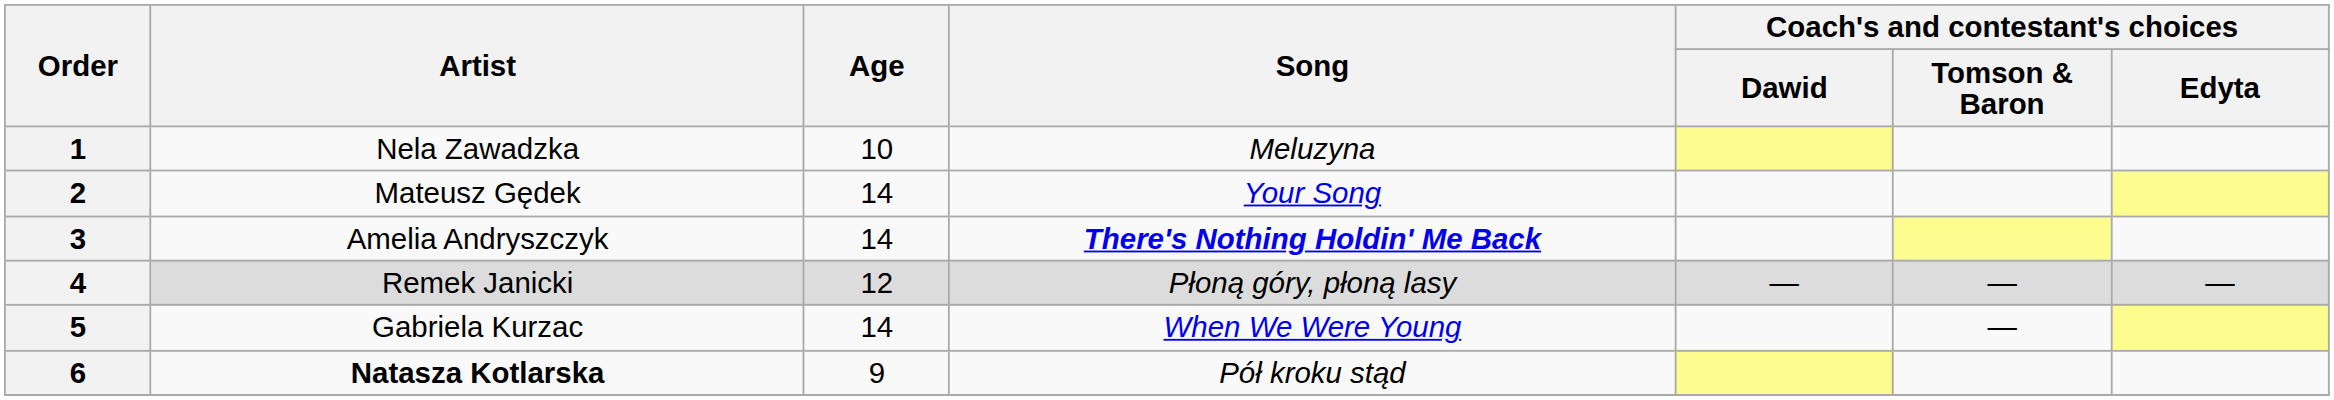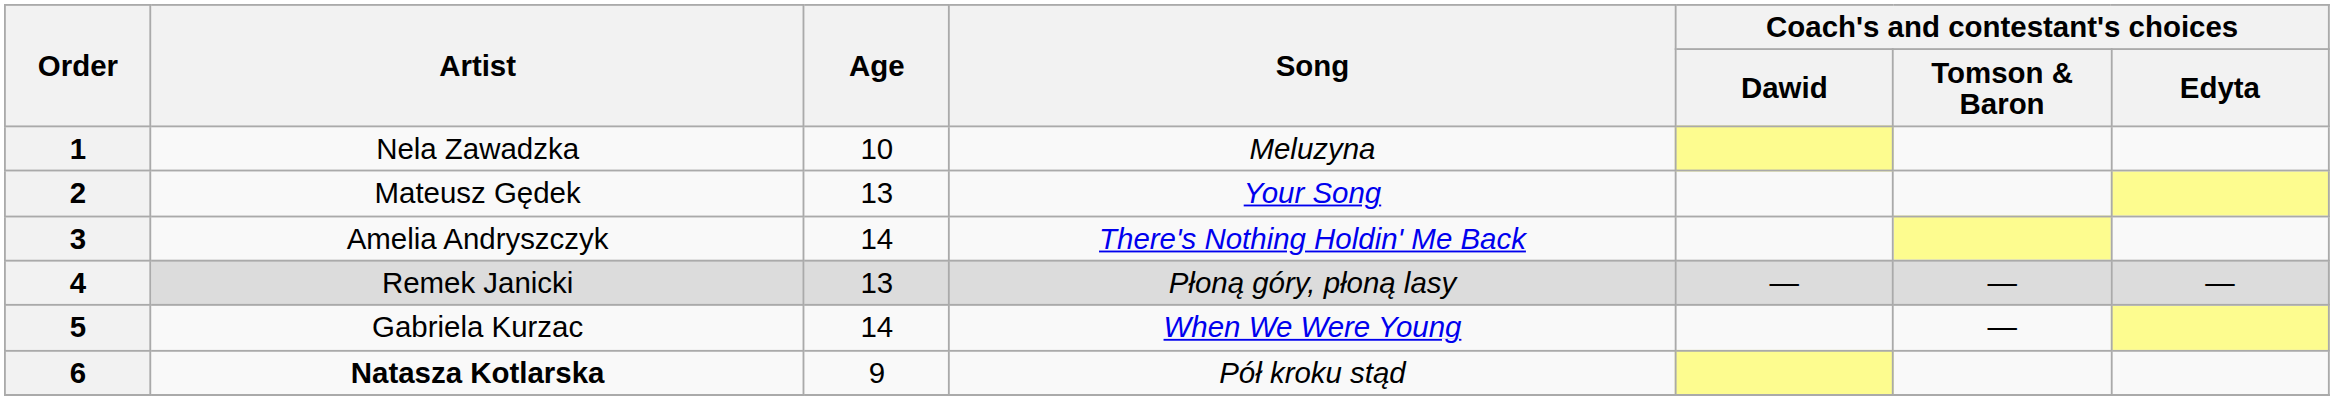(877, 193) 14 -> (877, 193) 13
(1312, 238) bold -> (1312, 238) normal
(877, 283) 12 -> (877, 283) 13
